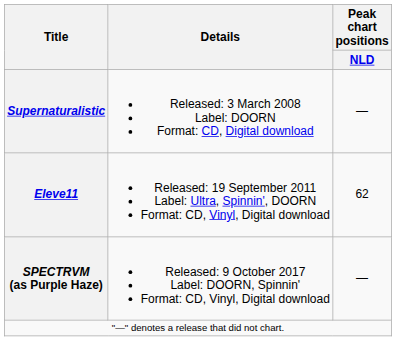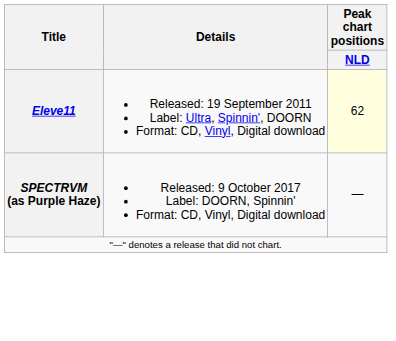- row: (56, 111)
(362, 194) no background -> (357, 111) lightyellow background
